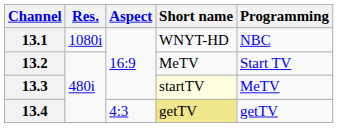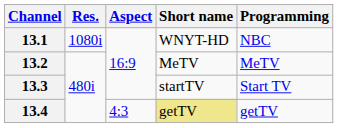(266, 63) Start TV -> (260, 63) MeTV
(182, 87) lightyellow background -> (182, 87) no background
(260, 87) MeTV -> (266, 87) Start TV
